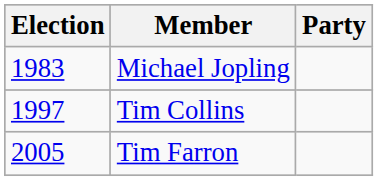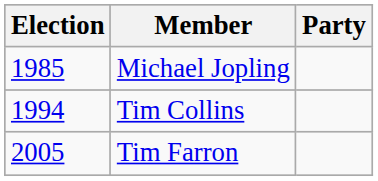(38, 68) 1983 -> (38, 68) 1985
(38, 110) 1997 -> (38, 110) 1994
